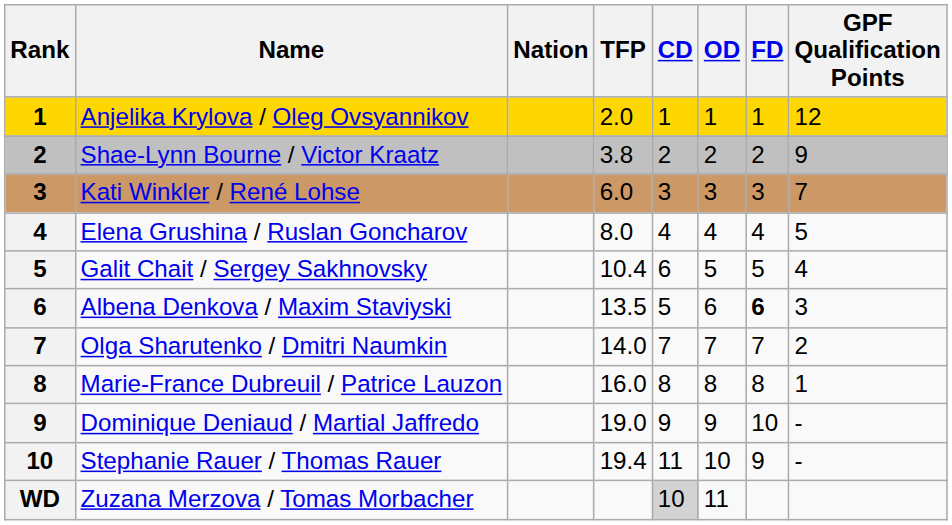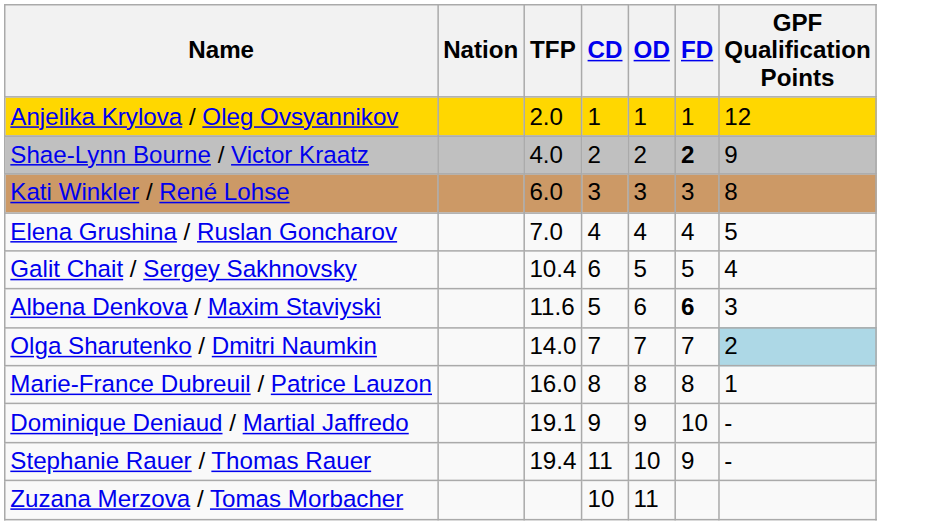- column: (40, 50)
(616, 154) 3.8 -> (546, 154) 4.0
(758, 154) normal -> (688, 154) bold
(801, 192) 7 -> (731, 192) 8
(616, 231) 8.0 -> (546, 231) 7.0
(623, 307) 13.5 -> (552, 307) 11.6
(801, 346) no background -> (731, 346) lightblue background
(623, 422) 19.0 -> (553, 422) 19.1
(671, 499) lightgrey background -> (601, 499) no background
